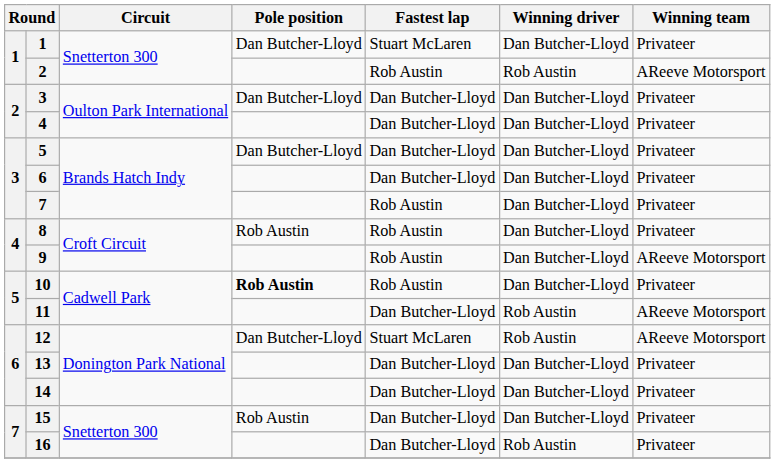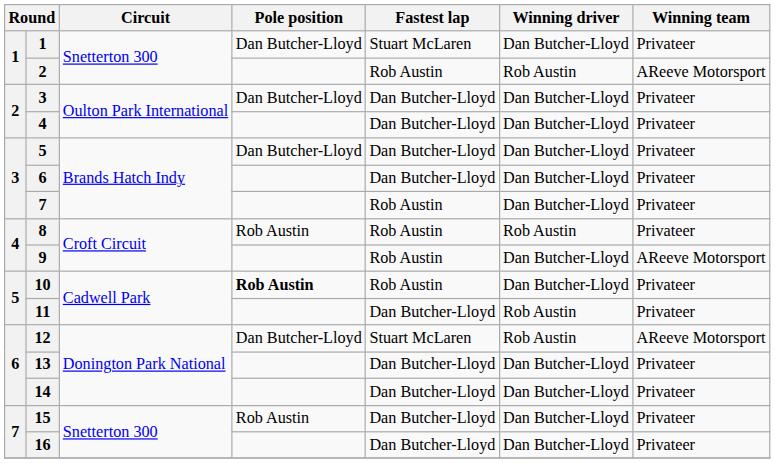(566, 231) Dan Butcher-Lloyd -> (540, 231) Rob Austin
(701, 311) AReeve Motorsport -> (666, 311) Privateer
(540, 444) Rob Austin -> (566, 444) Dan Butcher-Lloyd
